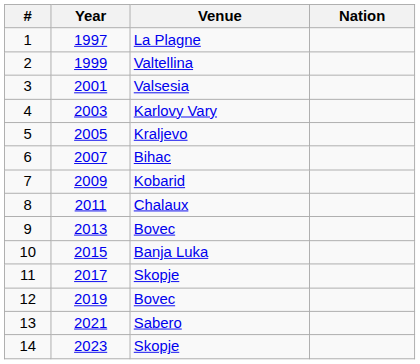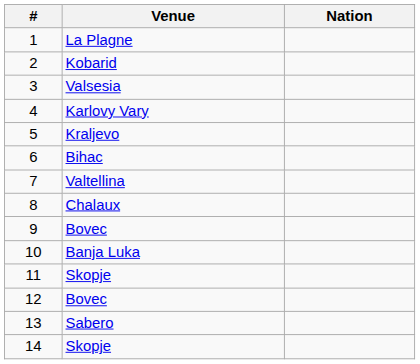- column: (91, 16)
(163, 63) Valtellina -> (91, 63) Kobarid
(159, 181) Kobarid -> (95, 181) Valtellina
